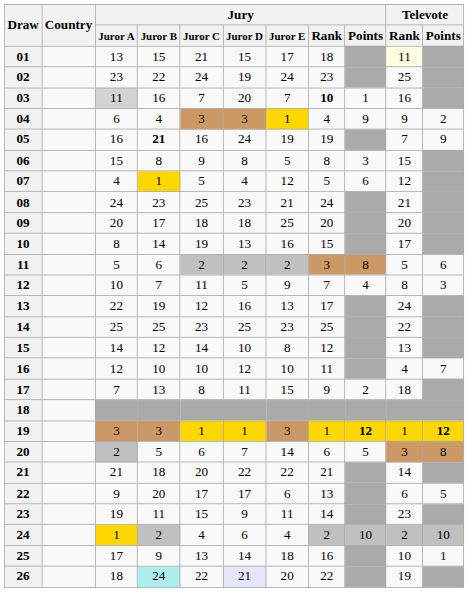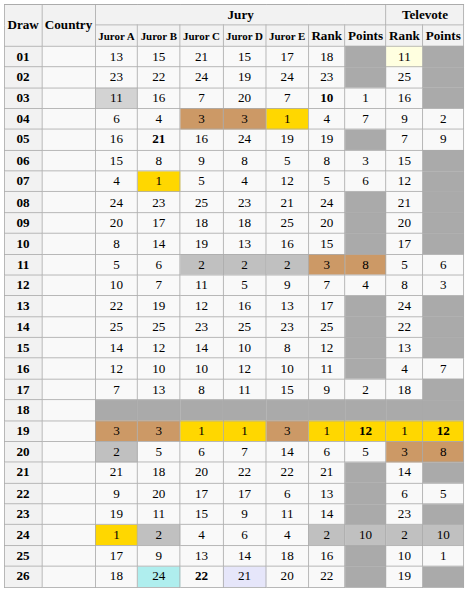(366, 118) 9 -> (366, 118) 7
(201, 576) normal -> (201, 576) bold
